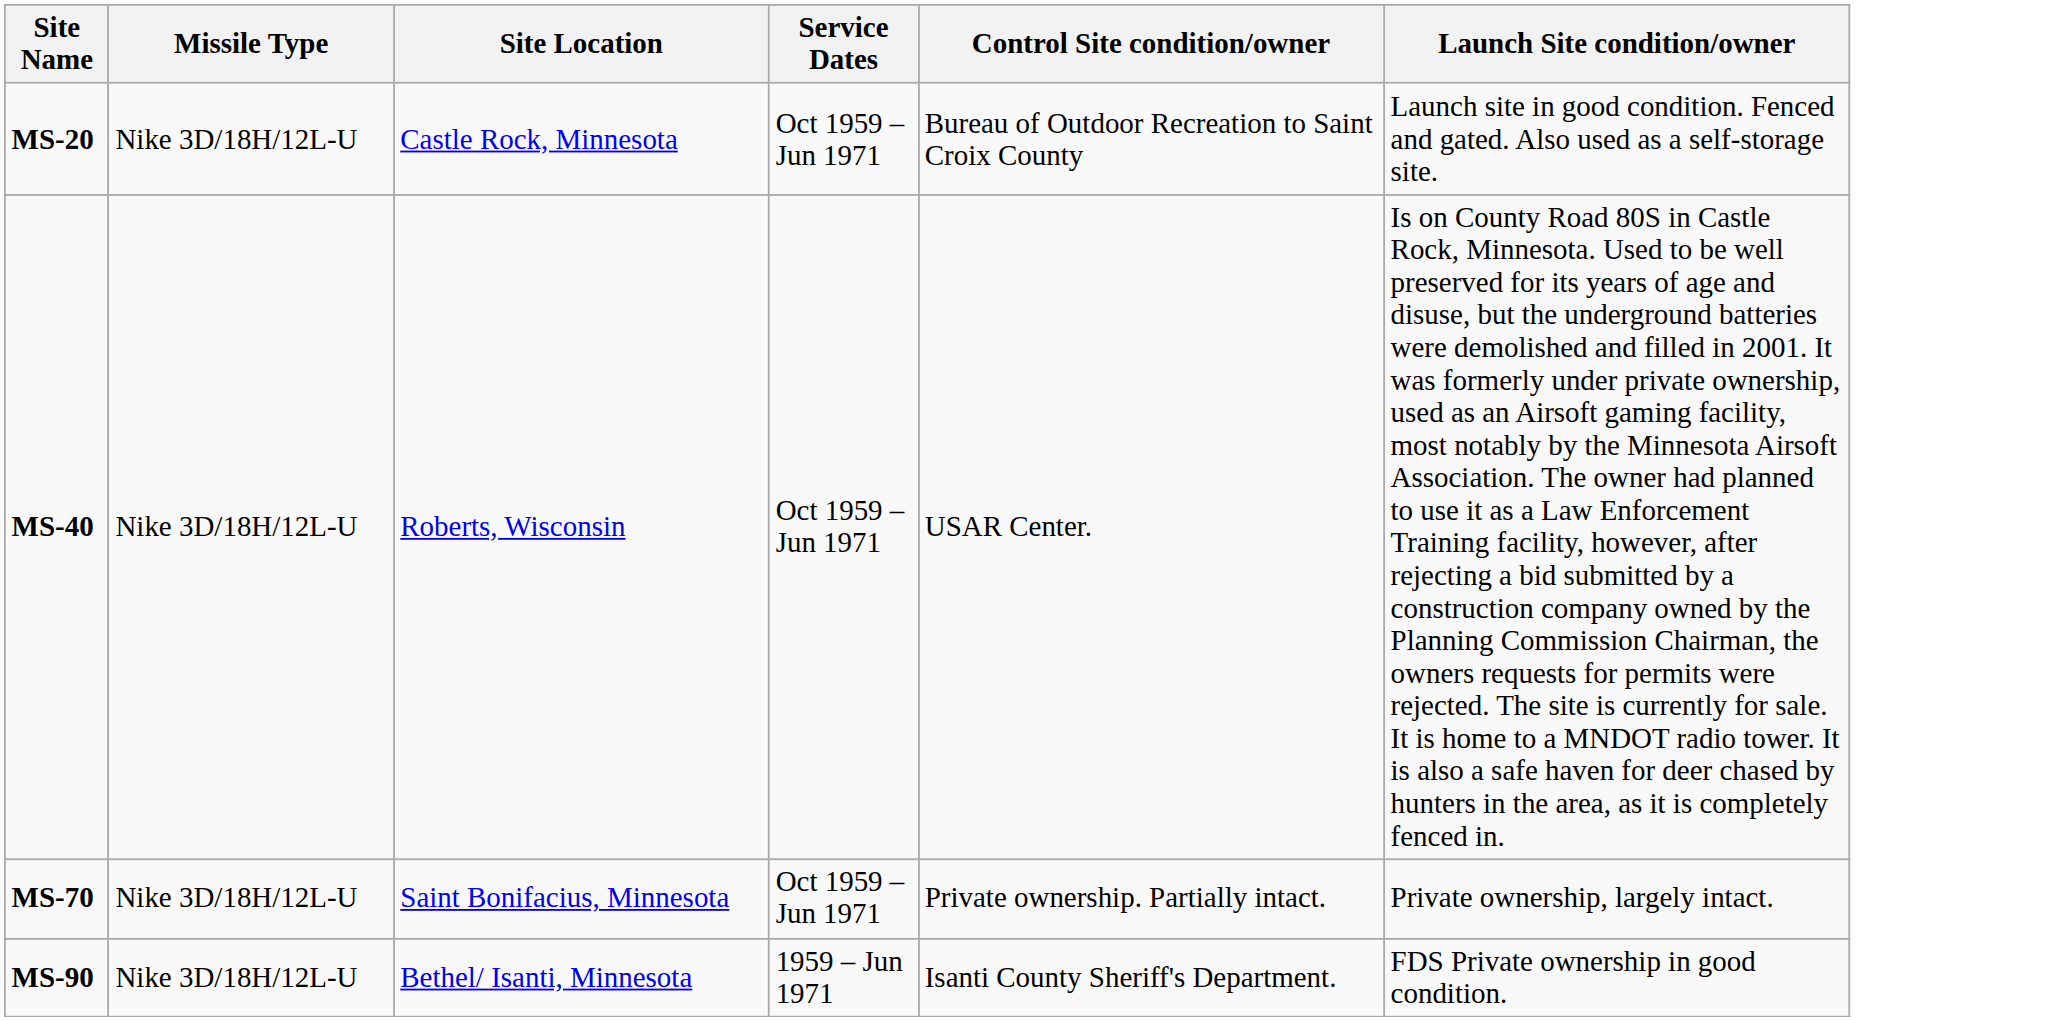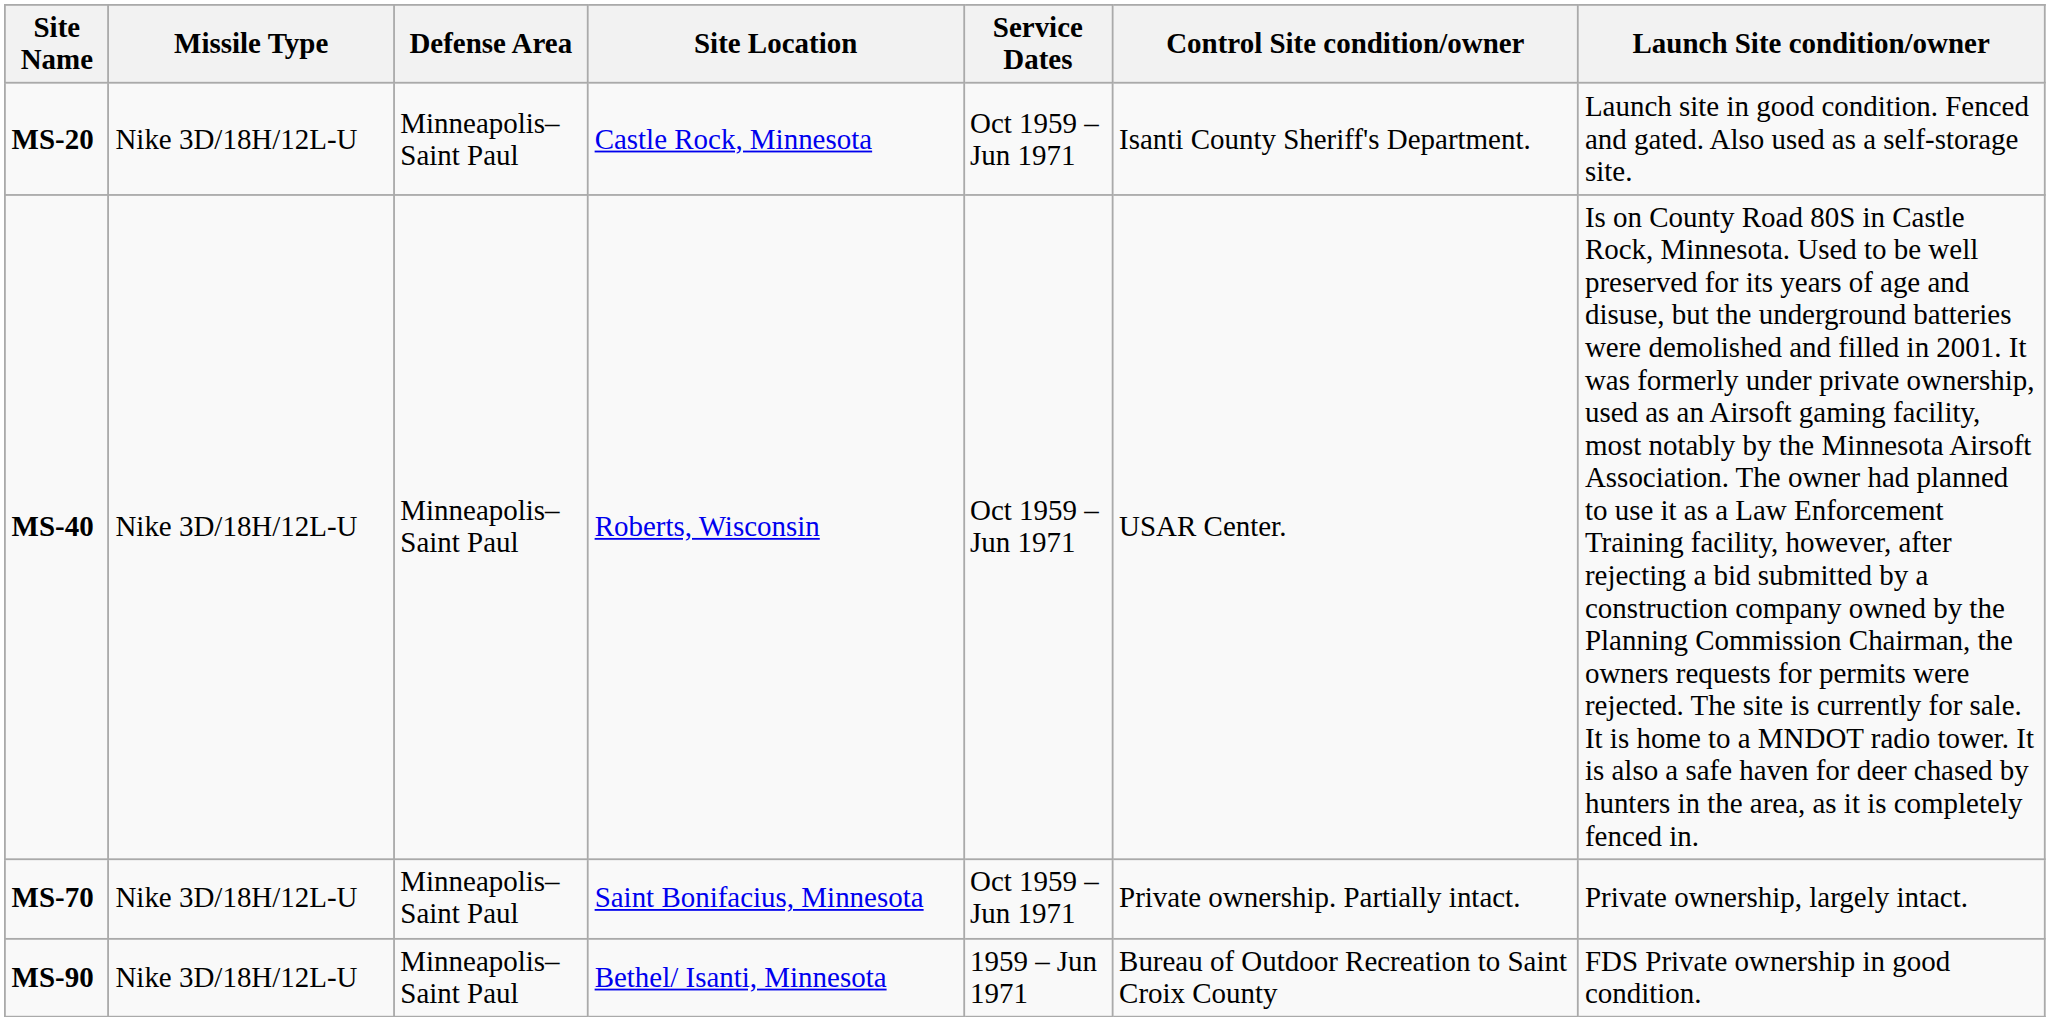+ column: (491, 43)
(1149, 138) Bureau of Outdoor Recreation to Saint Croix County -> (1325, 138) Isanti County Sheriff's Department.
(1131, 976) Isanti County Sheriff's Department. -> (1343, 976) Bureau of Outdoor Recreation to Saint Croix County
